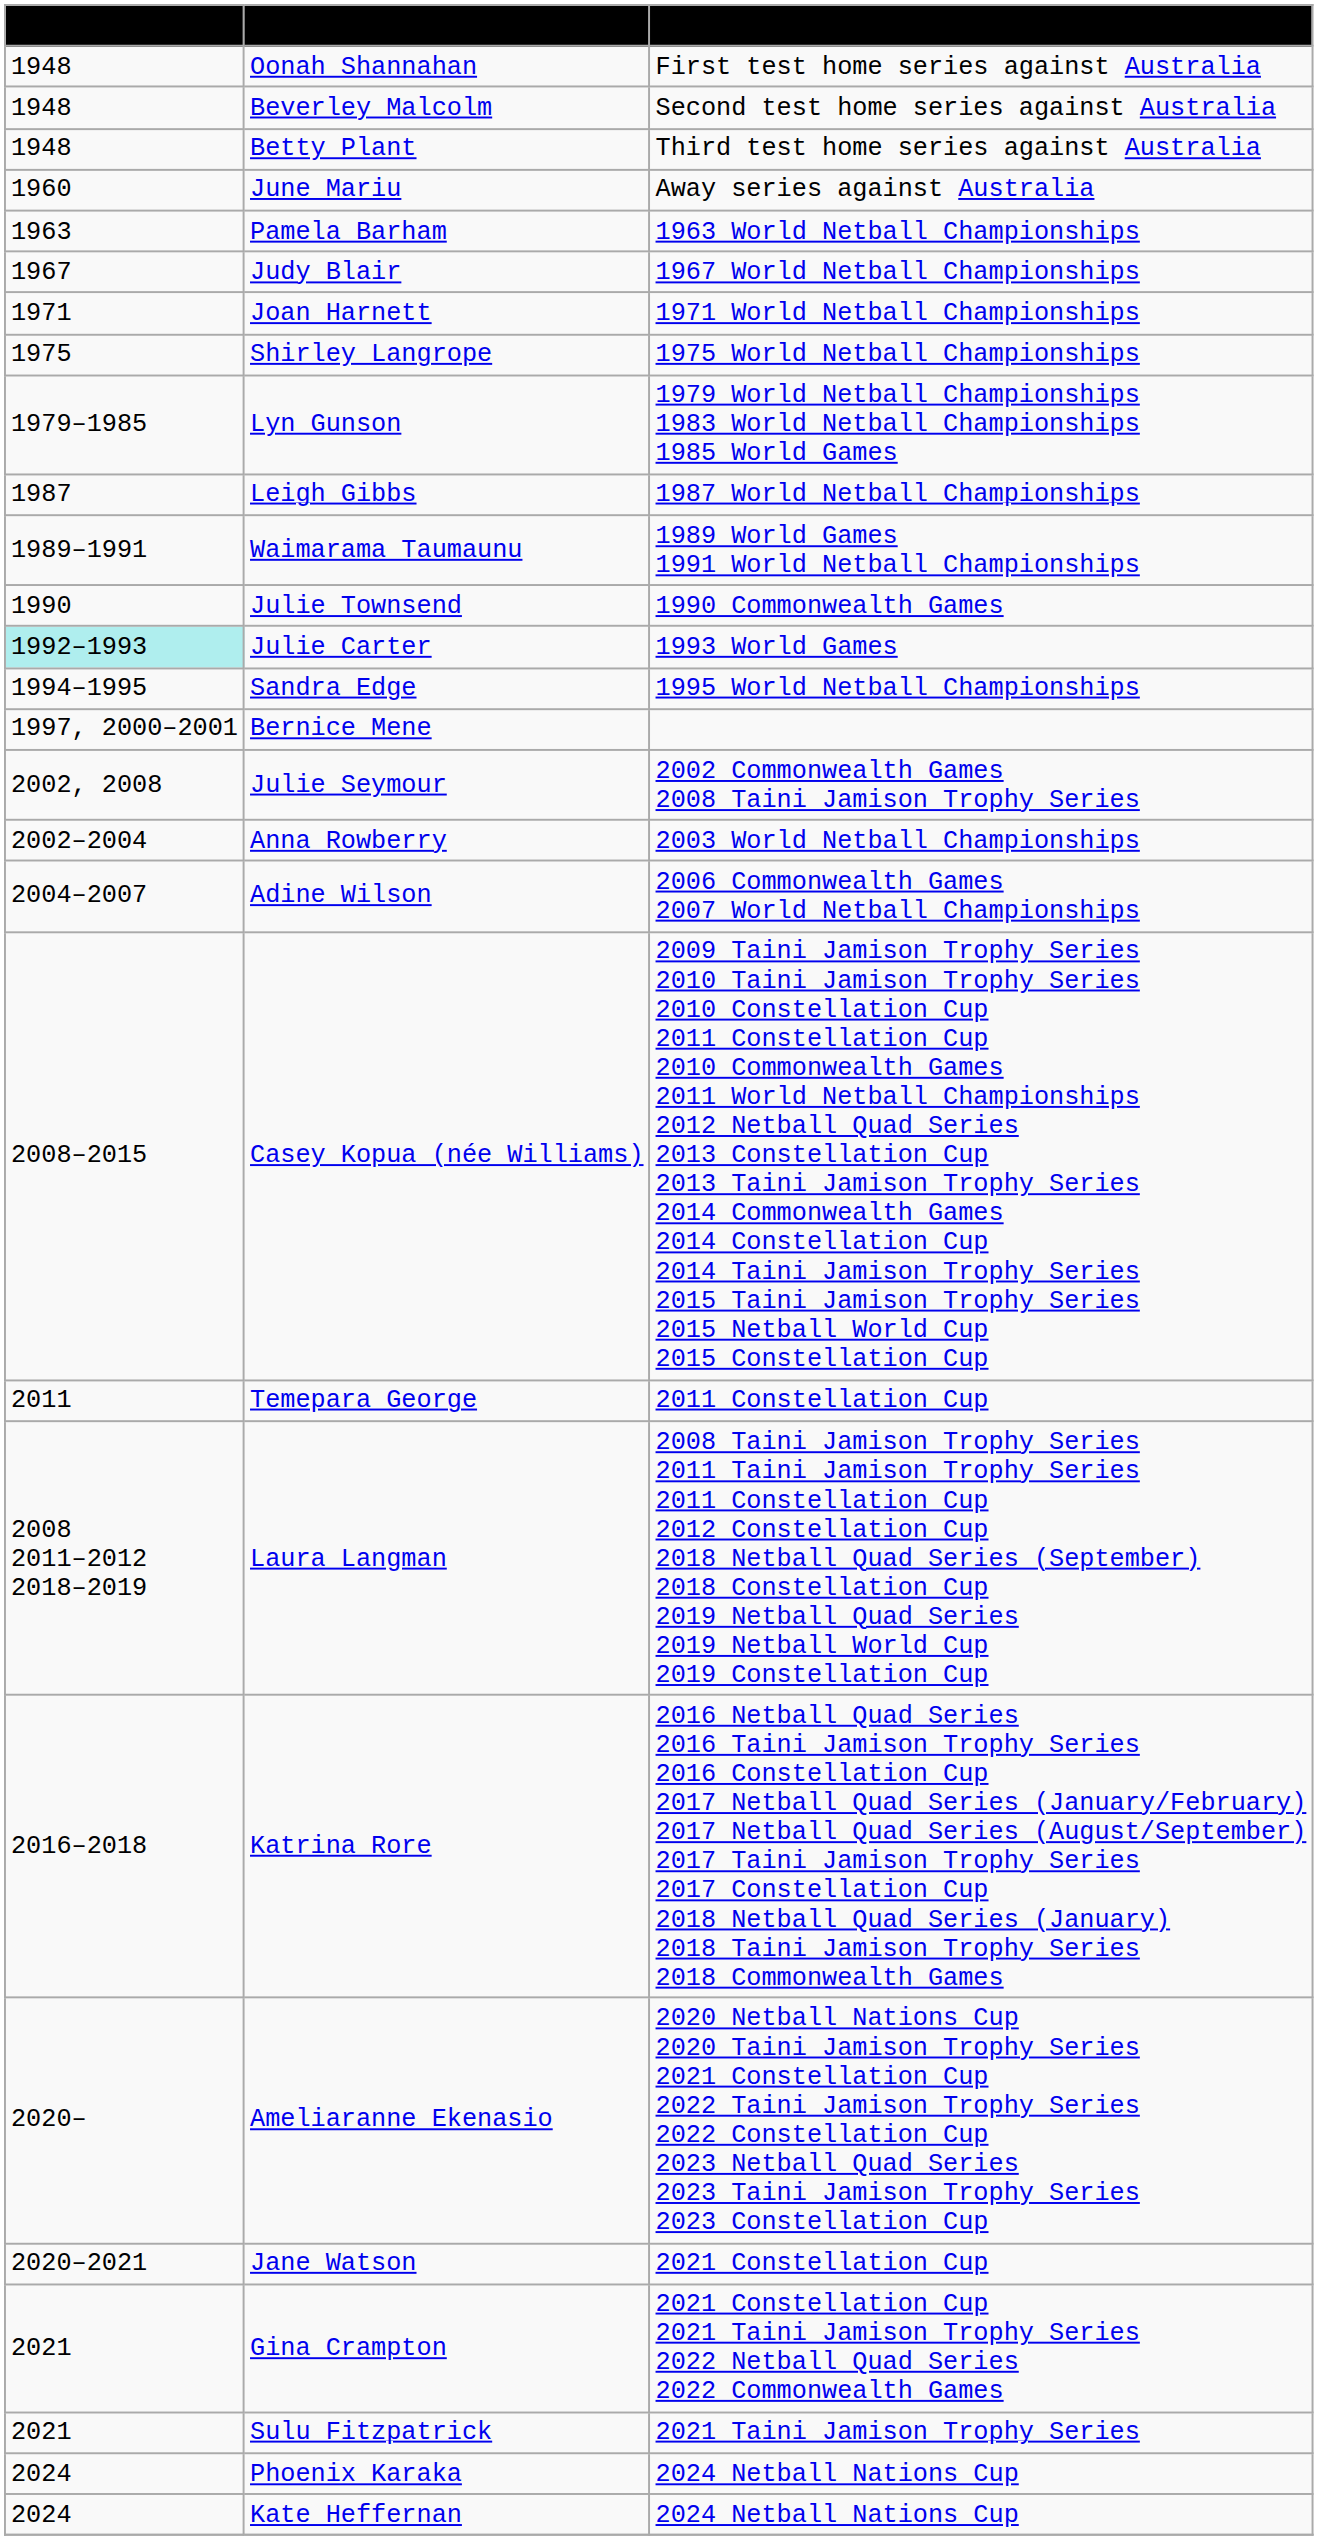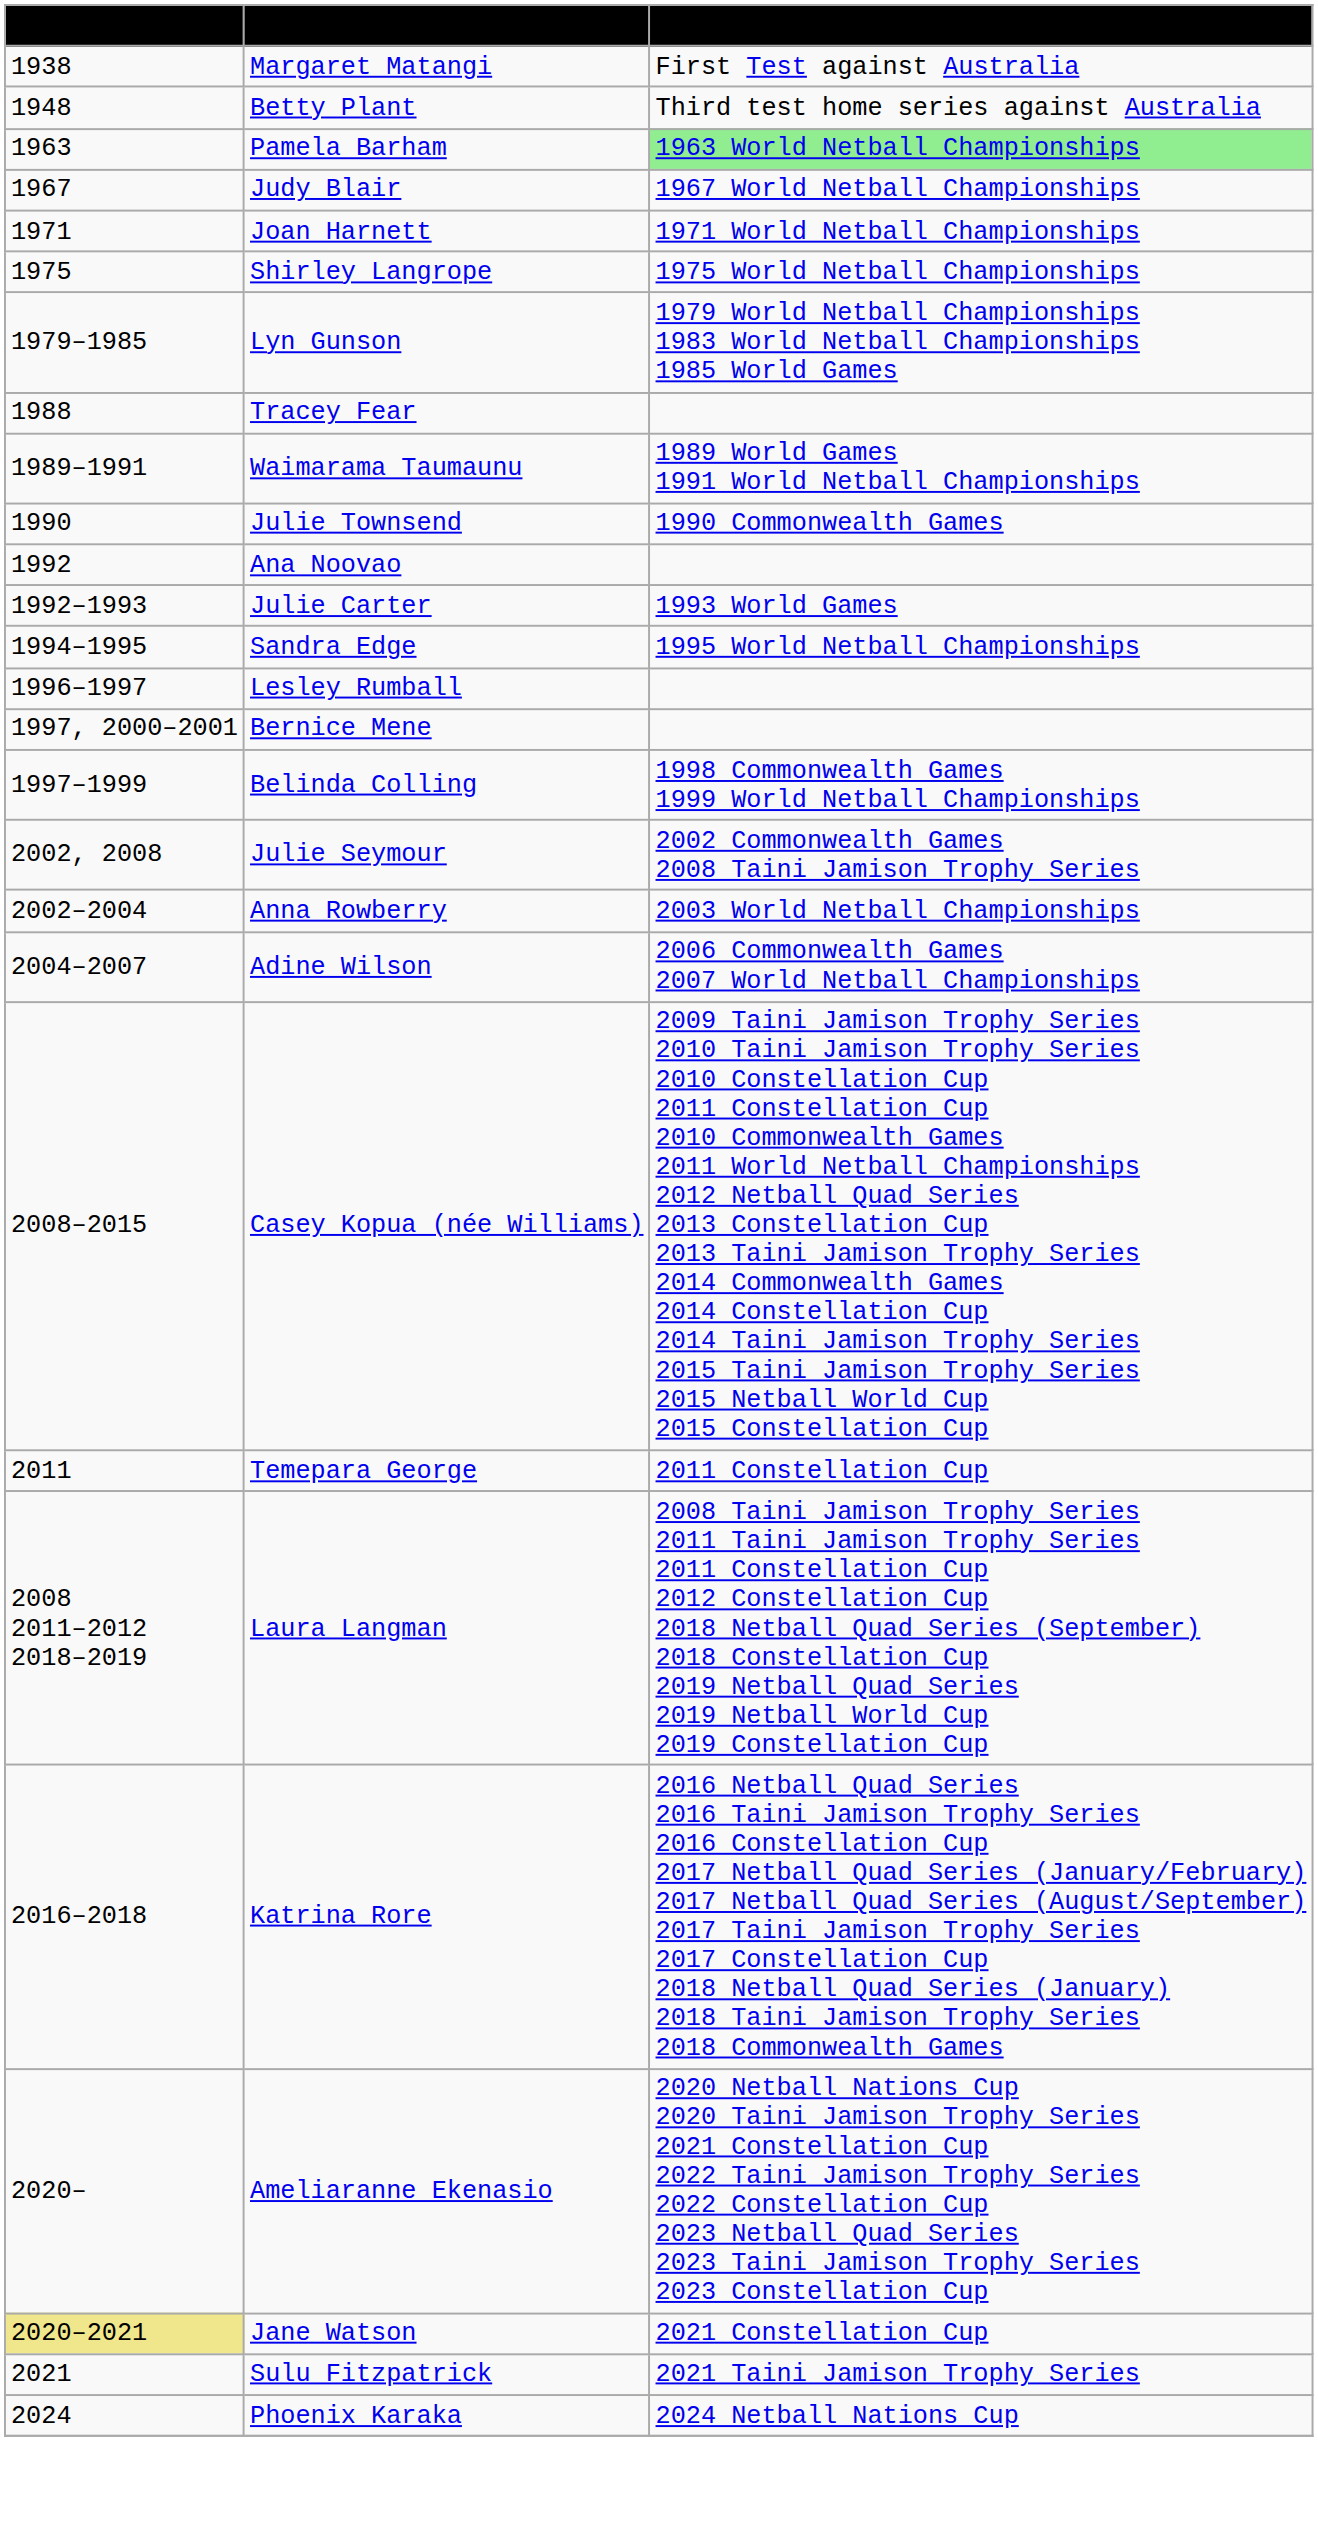+ row: (371, 67)
- row: (364, 67)
- row: (371, 108)
- row: (326, 190)
(898, 231) no background -> (898, 149) lightgreen background
- row: (333, 495)
+ row: (333, 413)
+ row: (326, 565)
(79, 647) paleturquoise background -> (79, 606) no background
+ row: (356, 688)
+ row: (364, 785)
(79, 2263) no background -> (79, 2334) khaki background
- row: (348, 2348)
- row: (356, 2515)
